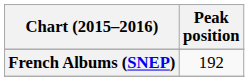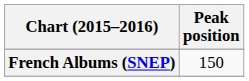(211, 62) 192 -> (211, 62) 150
